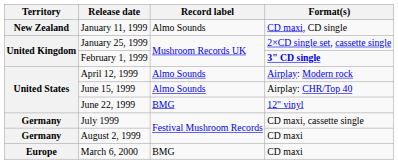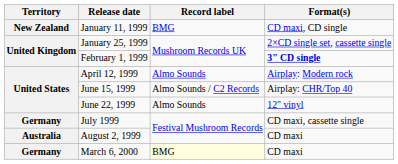(179, 27) Almo Sounds -> (163, 27) BMG
(179, 89) Almo Sounds -> (206, 89) Almo Sounds / C2 Records
(163, 105) BMG -> (179, 105) Almo Sounds
(41, 136) Germany -> (41, 136) Australia
(41, 151) Europe -> (41, 151) Germany
(163, 151) no background -> (163, 151) lightyellow background
